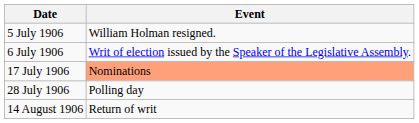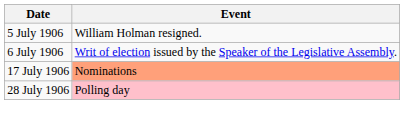(116, 90) no background -> (102, 90) pink background
- row: (45, 109)
